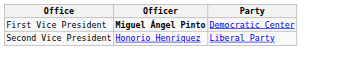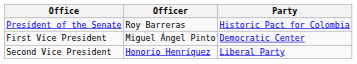+ row: (64, 25)
(161, 25) bold -> (171, 38) normal
